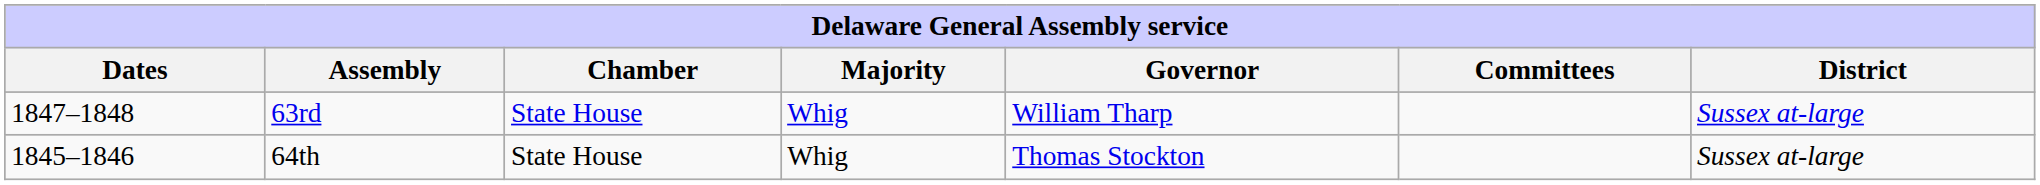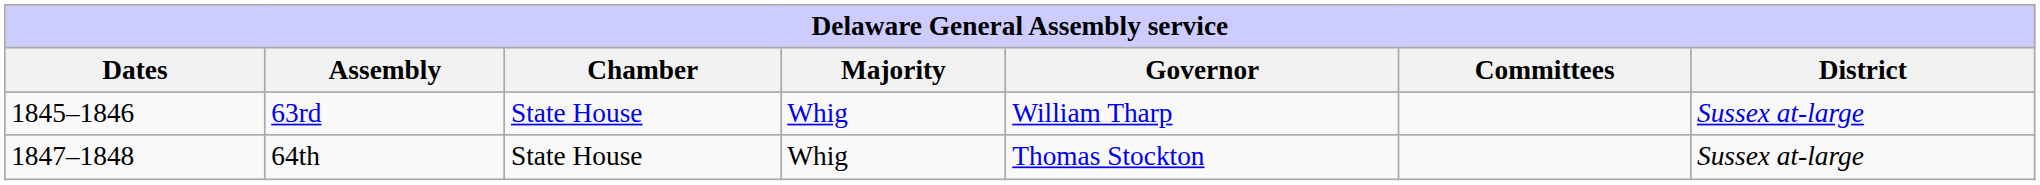(73, 112) 1847–1848 -> (73, 112) 1845–1846
(73, 156) 1845–1846 -> (73, 156) 1847–1848
